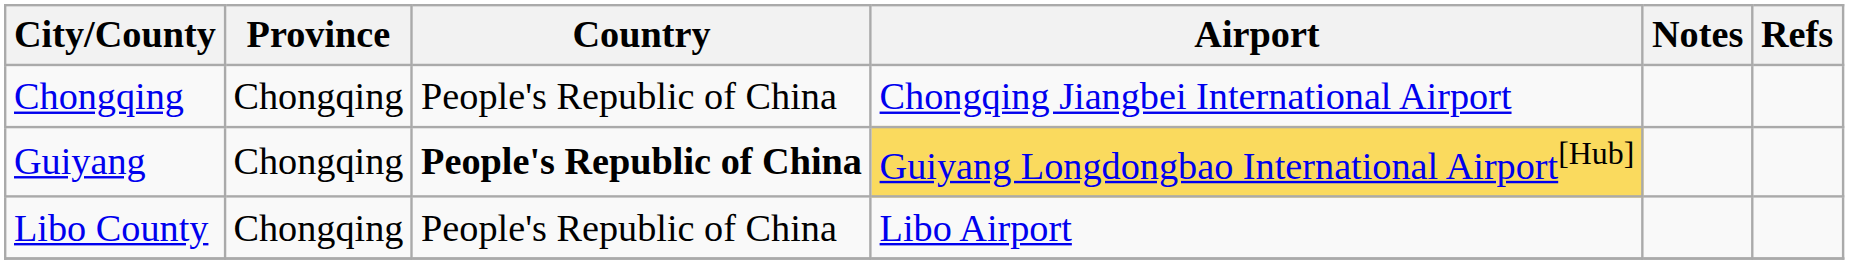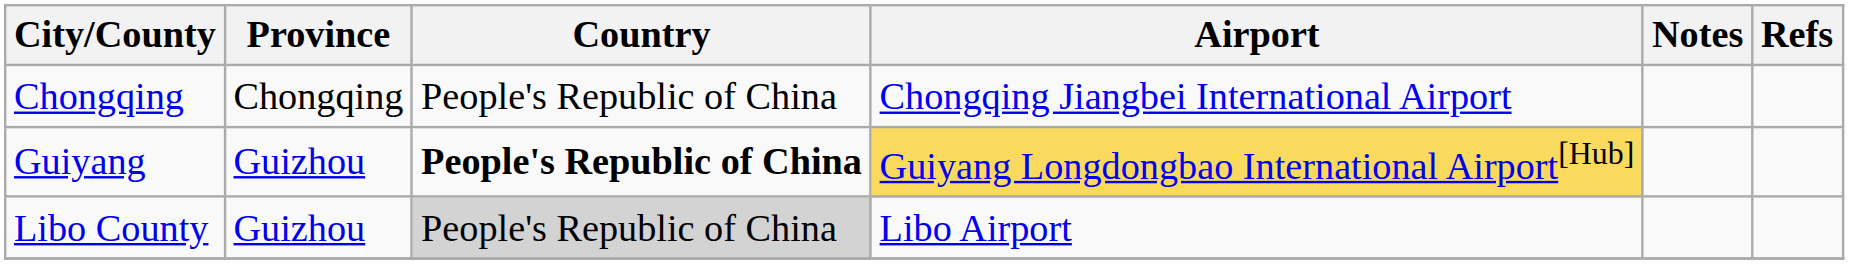(318, 161) Chongqing -> (299, 161) Guizhou
(318, 227) Chongqing -> (299, 227) Guizhou
(629, 227) no background -> (629, 227) lightgrey background
